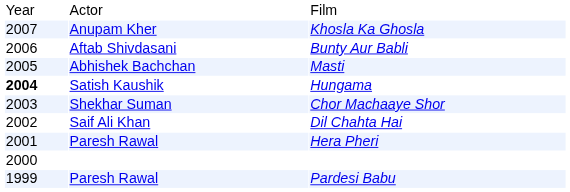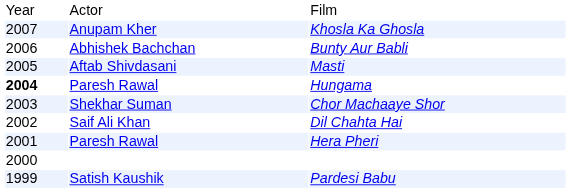(123, 48) Aftab Shivdasani -> (132, 48) Abhishek Bachchan
(132, 66) Abhishek Bachchan -> (123, 66) Aftab Shivdasani
(117, 85) Satish Kaushik -> (114, 85) Paresh Rawal
(114, 179) Paresh Rawal -> (117, 179) Satish Kaushik
